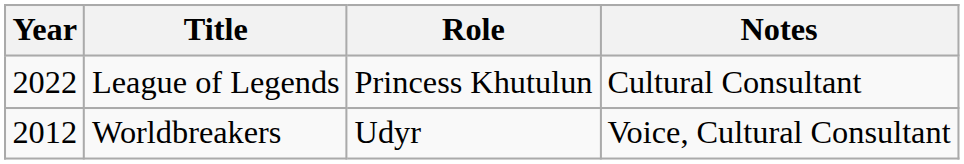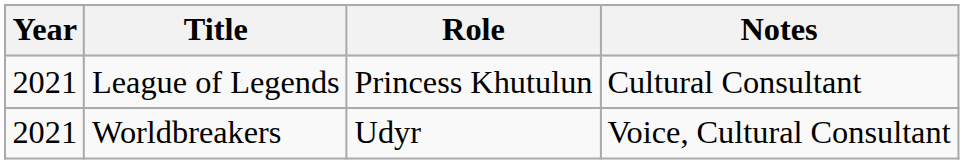(45, 81) 2022 -> (45, 81) 2021
(45, 132) 2012 -> (45, 132) 2021
